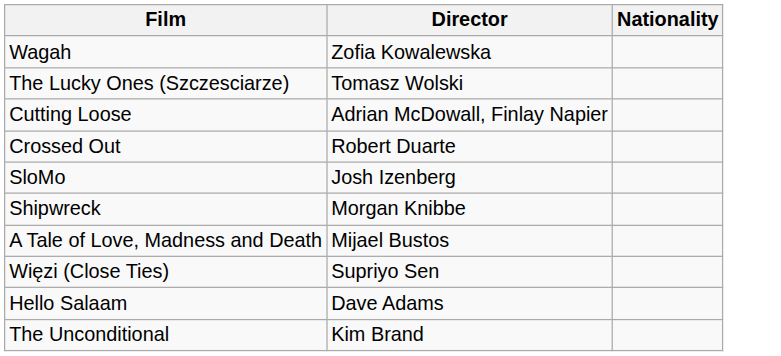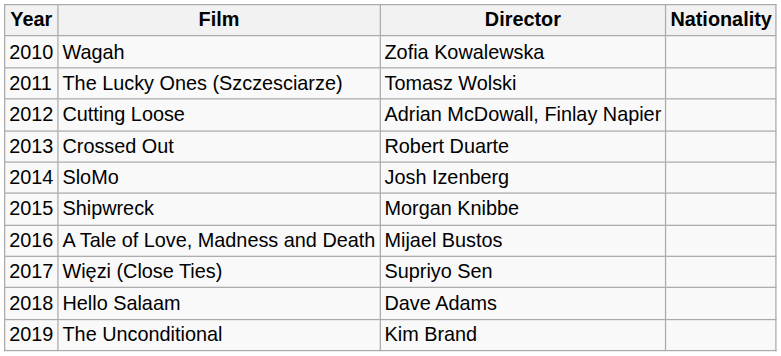+ column: (31, 20)
